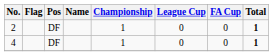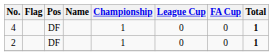rows swapped: (13, 27) <-> (13, 43)
